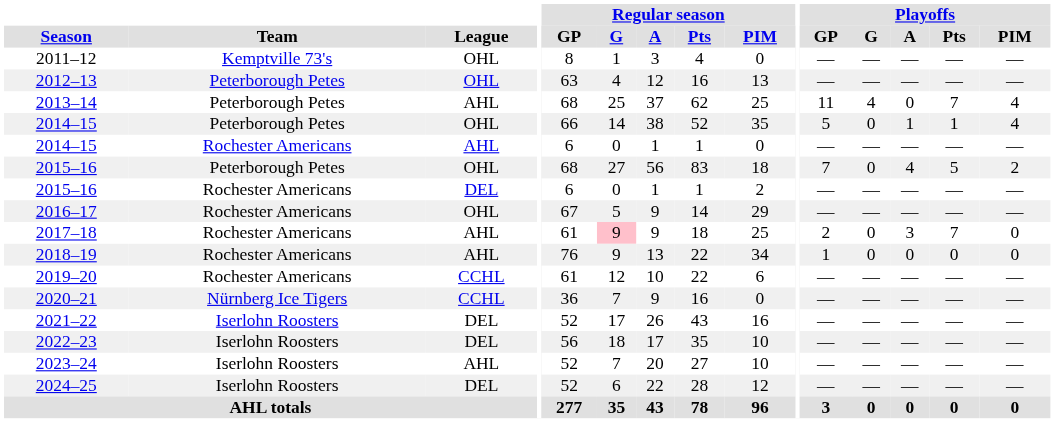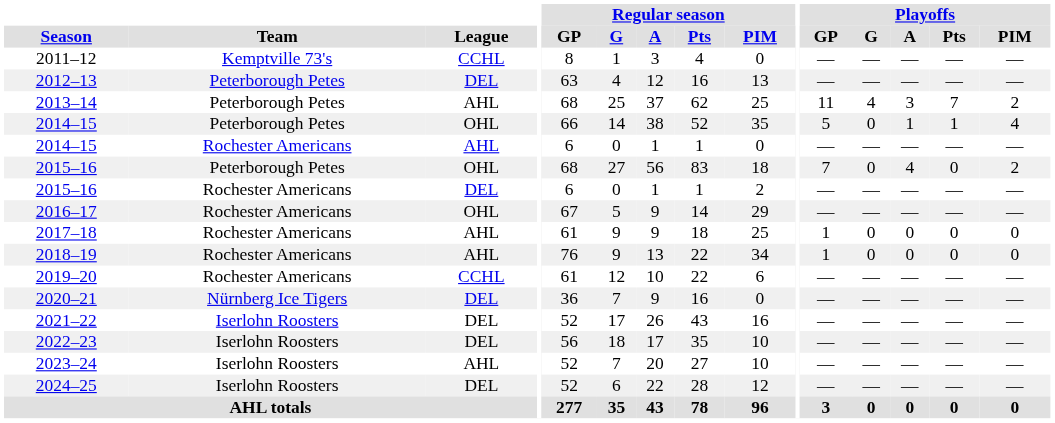(481, 58) OHL -> (481, 58) CCHL
(481, 80) OHL -> (481, 80) DEL
(910, 102) 0 -> (910, 102) 3
(1015, 102) 4 -> (1015, 102) 2
(954, 167) 5 -> (954, 167) 0
(616, 232) pink background -> (616, 232) no background
(826, 232) 2 -> (826, 232) 1
(910, 232) 3 -> (910, 232) 0
(954, 232) 7 -> (954, 232) 0
(481, 298) CCHL -> (481, 298) DEL
